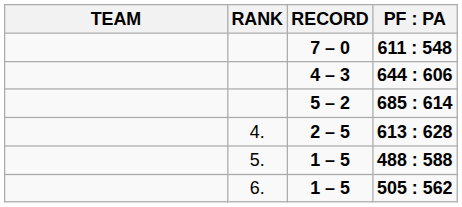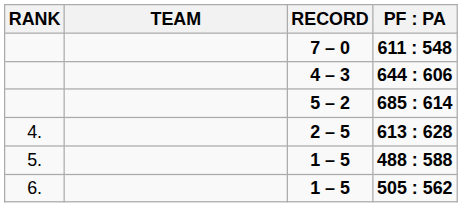columns swapped: (257, 19) <-> (116, 19)
